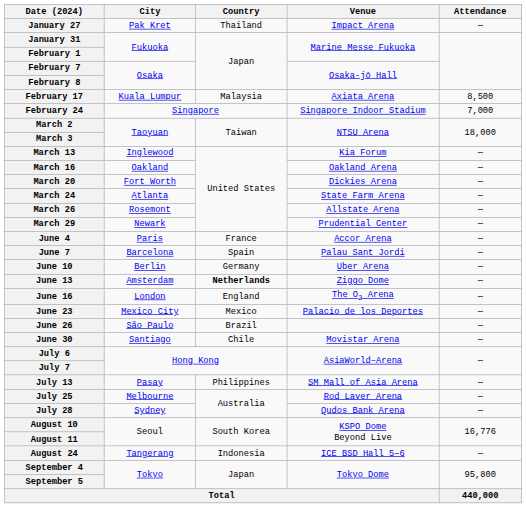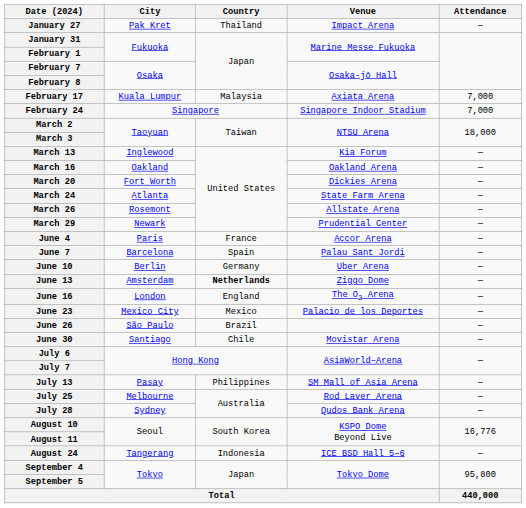(480, 97) 8,500 -> (480, 97) 7,000
